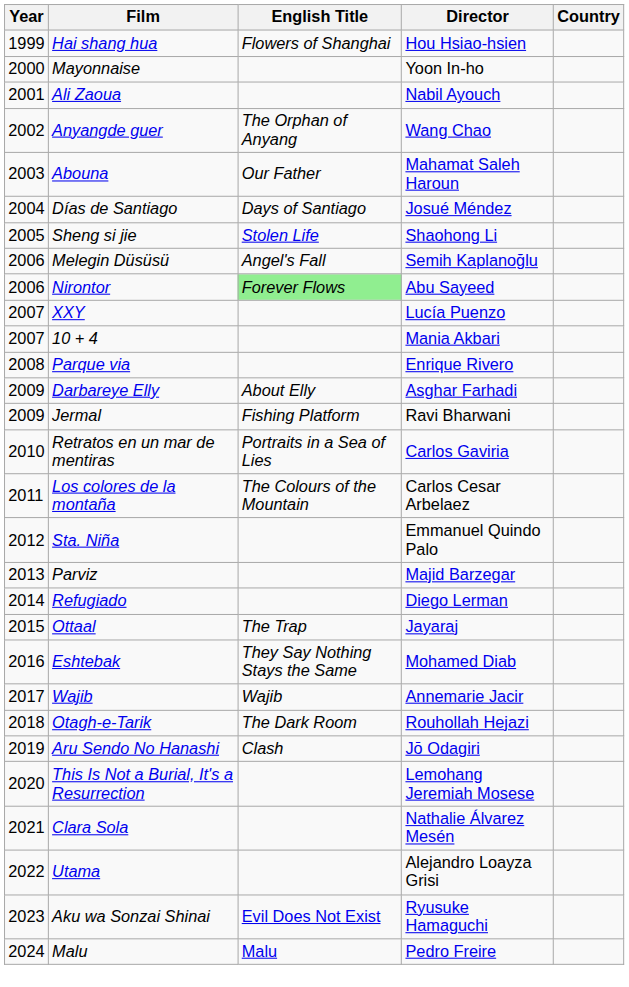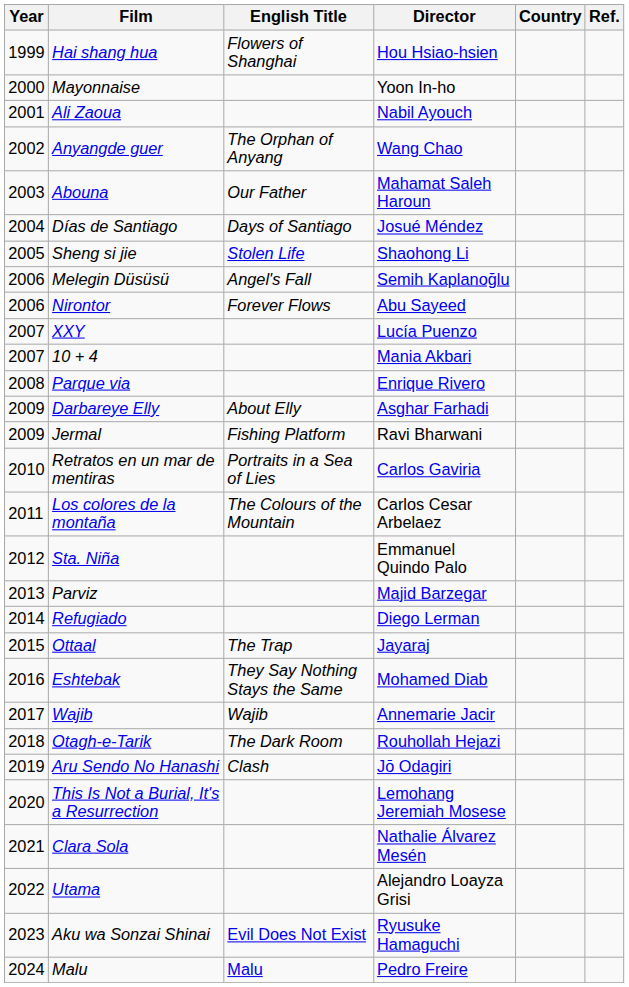+ column: (604, 17)
(293, 287) lightgreen background -> (279, 305) no background
